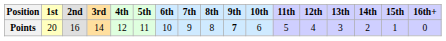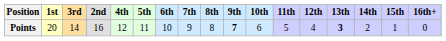columns swapped: (75, 11) <-> (99, 11)
(340, 27) normal -> (340, 27) bold
